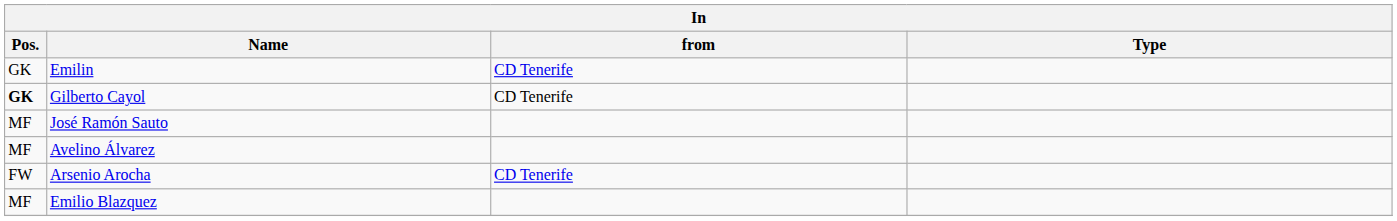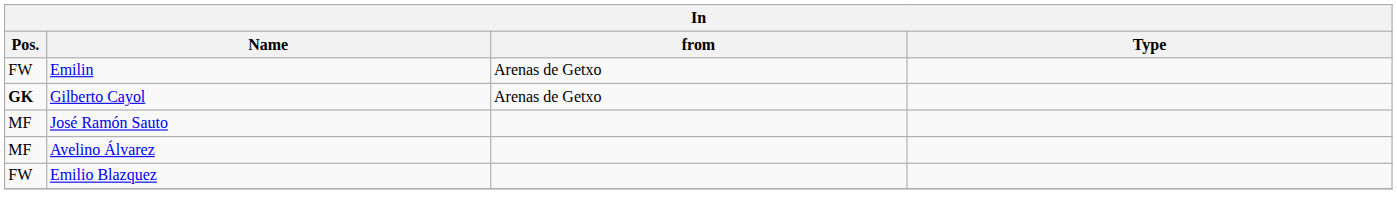(20, 70) GK -> (20, 70) FW
(533, 70) CD Tenerife -> (548, 70) Arenas de Getxo
(533, 97) CD Tenerife -> (548, 97) Arenas de Getxo
- row: (100, 176)
(20, 202) MF -> (20, 176) FW
